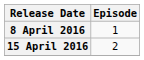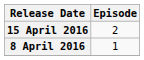rows swapped: (48, 30) <-> (48, 47)
